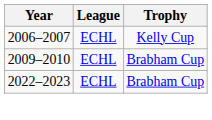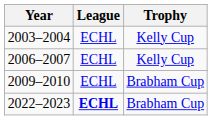+ row: (39, 37)
(98, 81) normal -> (98, 103) bold
